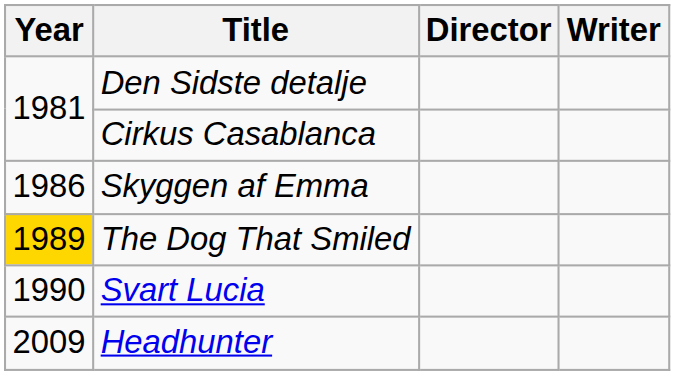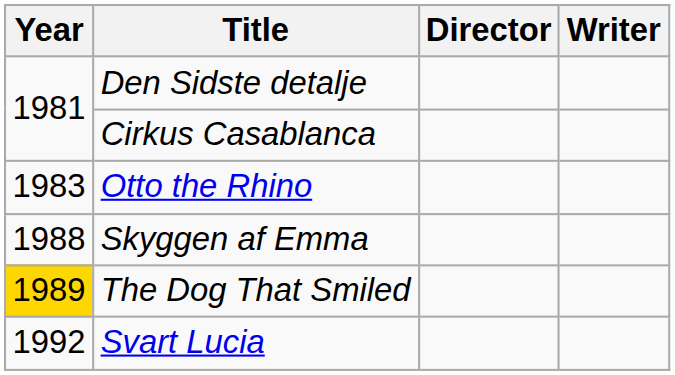+ row: (206, 186)
(49, 186) 1986 -> (49, 238) 1988
(49, 290) 1990 -> (49, 342) 1992
- row: (186, 342)
